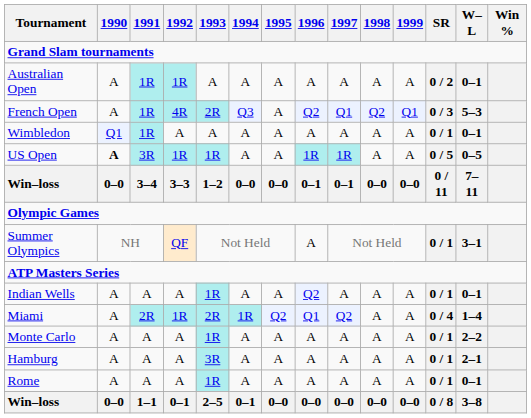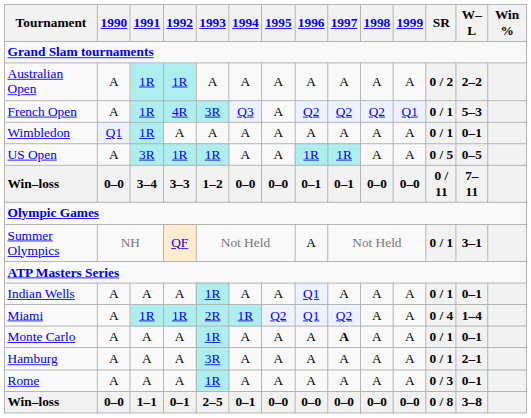(472, 81) 0–1 -> (472, 81) 2–2
(213, 110) 2R -> (213, 110) 3R
(344, 110) Q1 -> (344, 110) Q2
(441, 110) 0 / 3 -> (441, 110) 0 / 1
(114, 154) bold -> (114, 154) normal
(311, 293) Q2 -> (311, 293) Q1
(147, 315) 2R -> (147, 315) 1R
(344, 336) normal -> (344, 336) bold
(472, 336) 2–2 -> (472, 336) 0–1
(441, 380) 0 / 1 -> (441, 380) 0 / 3
